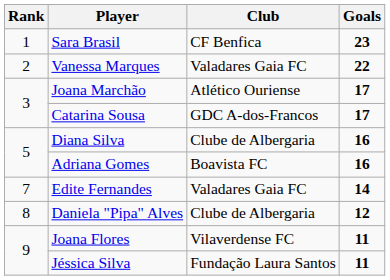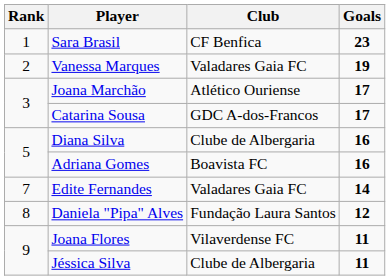(362, 66) 22 -> (362, 66) 19
(253, 213) Clube de Albergaria -> (263, 213) Fundação Laura Santos
(263, 262) Fundação Laura Santos -> (253, 262) Clube de Albergaria
